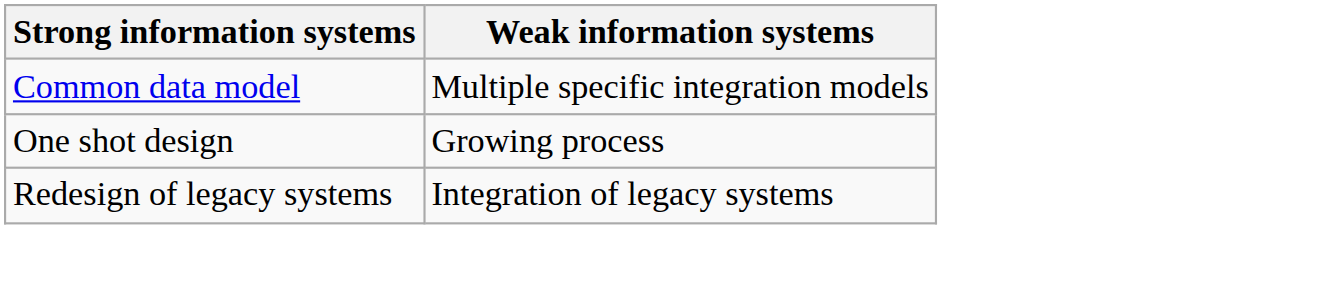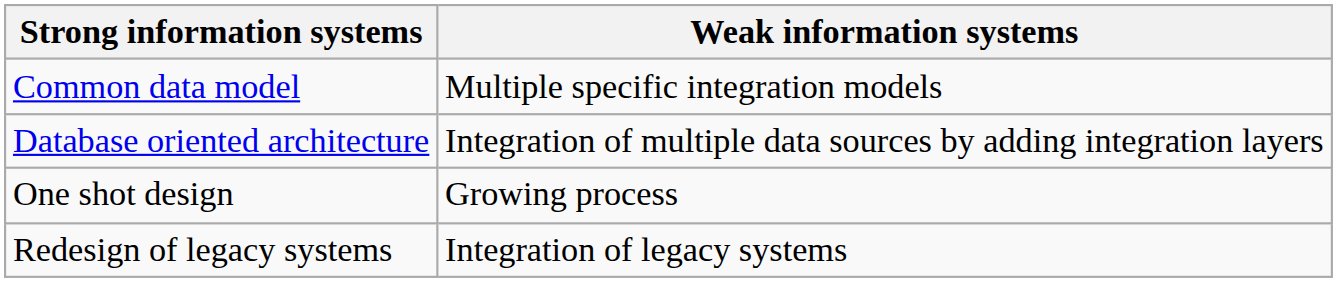+ row: (221, 140)
